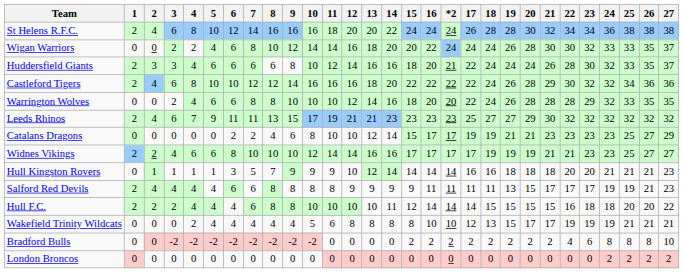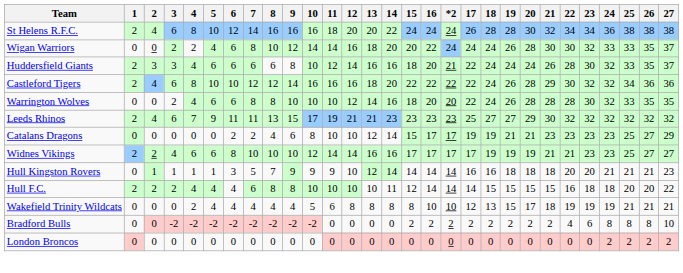(590, 101) 29 -> (590, 101) 30
- row: (48, 189)
(550, 224) 17 -> (550, 207) 18
